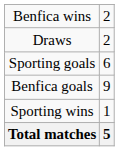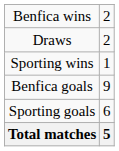rows swapped: (52, 110) <-> (52, 63)
